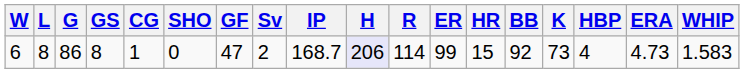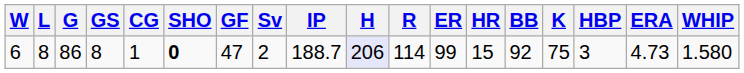(174, 52) normal -> (174, 52) bold
(316, 52) 168.7 -> (316, 52) 188.7
(559, 52) 73 -> (559, 52) 75
(585, 52) 4 -> (585, 52) 3
(707, 52) 1.583 -> (707, 52) 1.580
